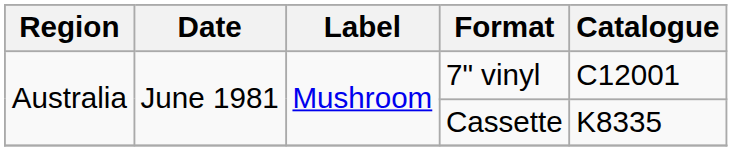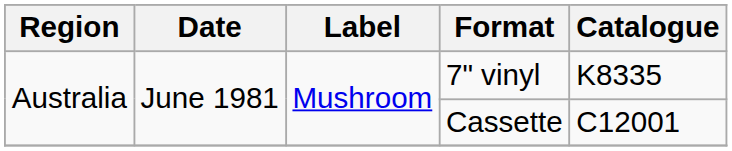(628, 74) C12001 -> (619, 74) K8335
(619, 121) K8335 -> (628, 121) C12001
